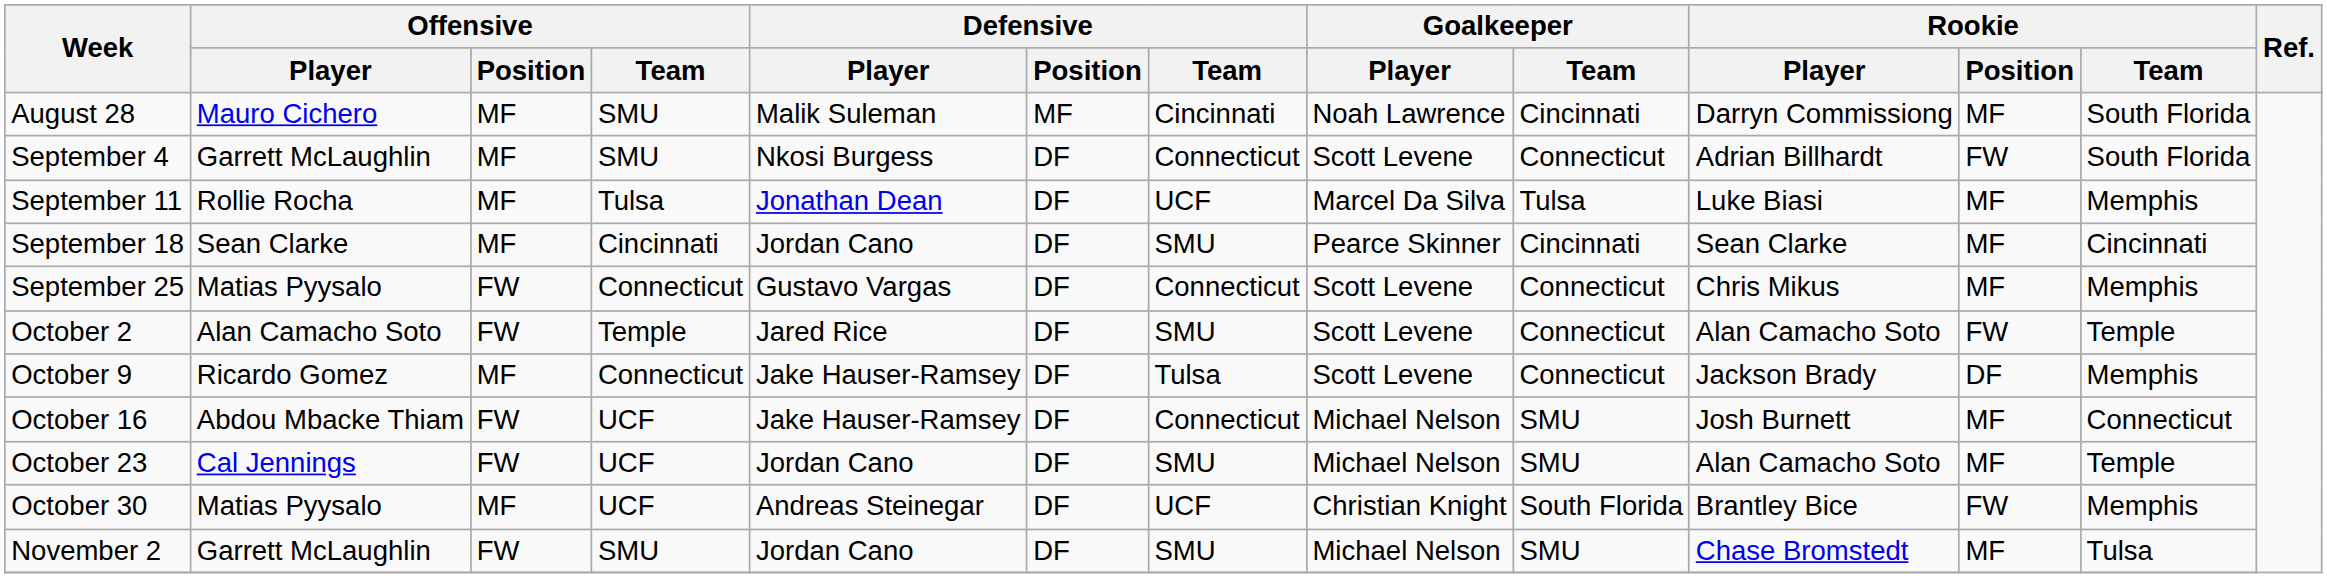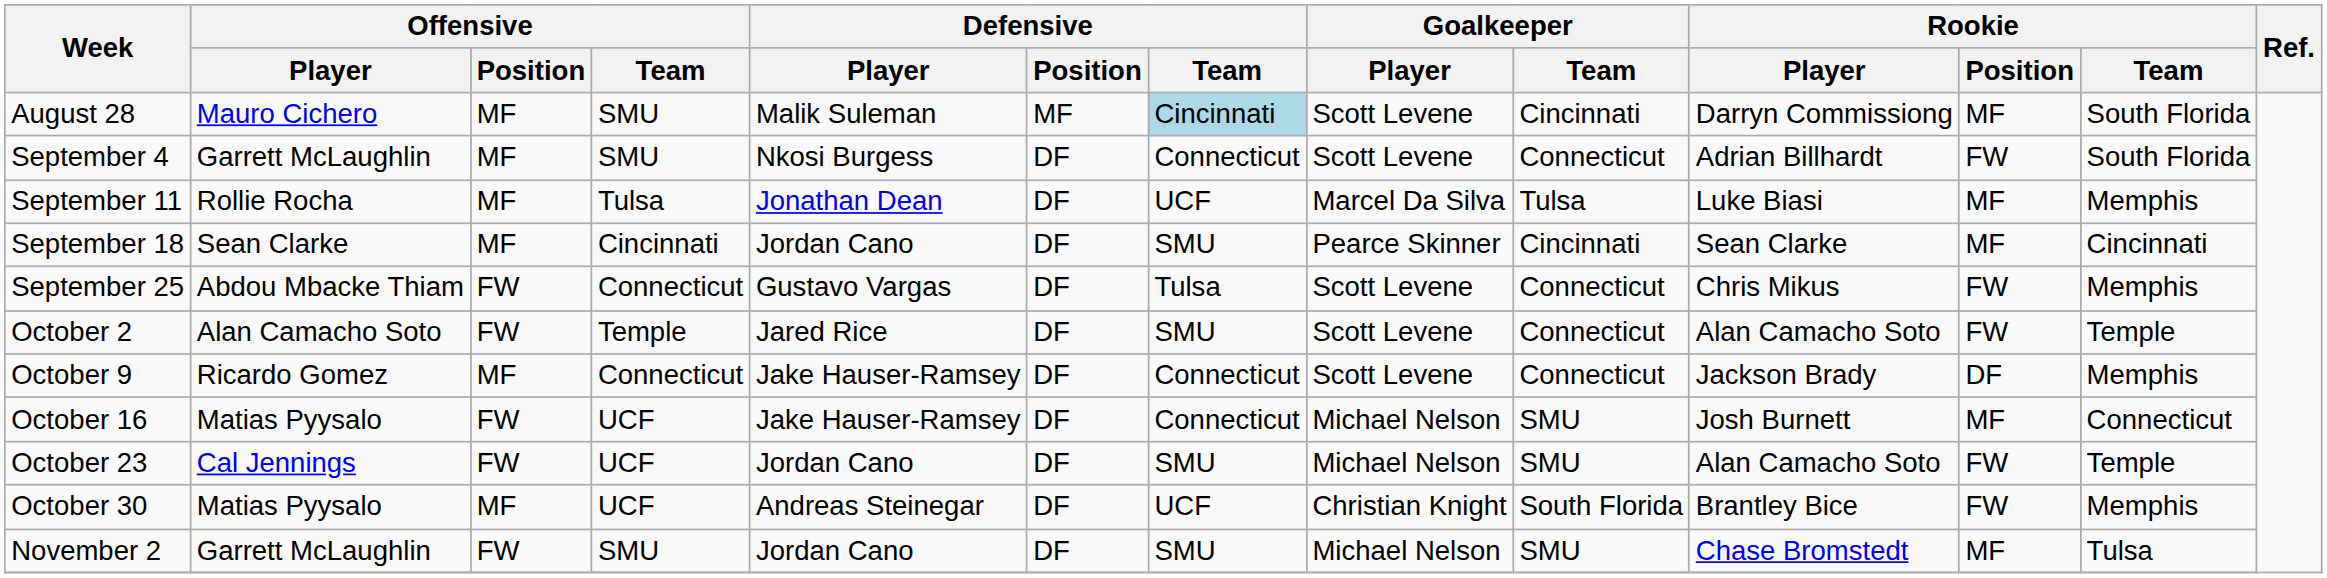(1215, 113) no background -> (1215, 113) lightblue background
(1409, 113) Noah Lawrence -> (1393, 113) Scott Levene
(289, 288) Matias Pyysalo -> (330, 288) Abdou Mbacke Thiam
(1227, 288) Connecticut -> (1188, 288) Tulsa
(1985, 288) MF -> (1987, 288) FW
(1188, 375) Tulsa -> (1227, 375) Connecticut
(330, 419) Abdou Mbacke Thiam -> (289, 419) Matias Pyysalo
(1985, 462) MF -> (1987, 462) FW
